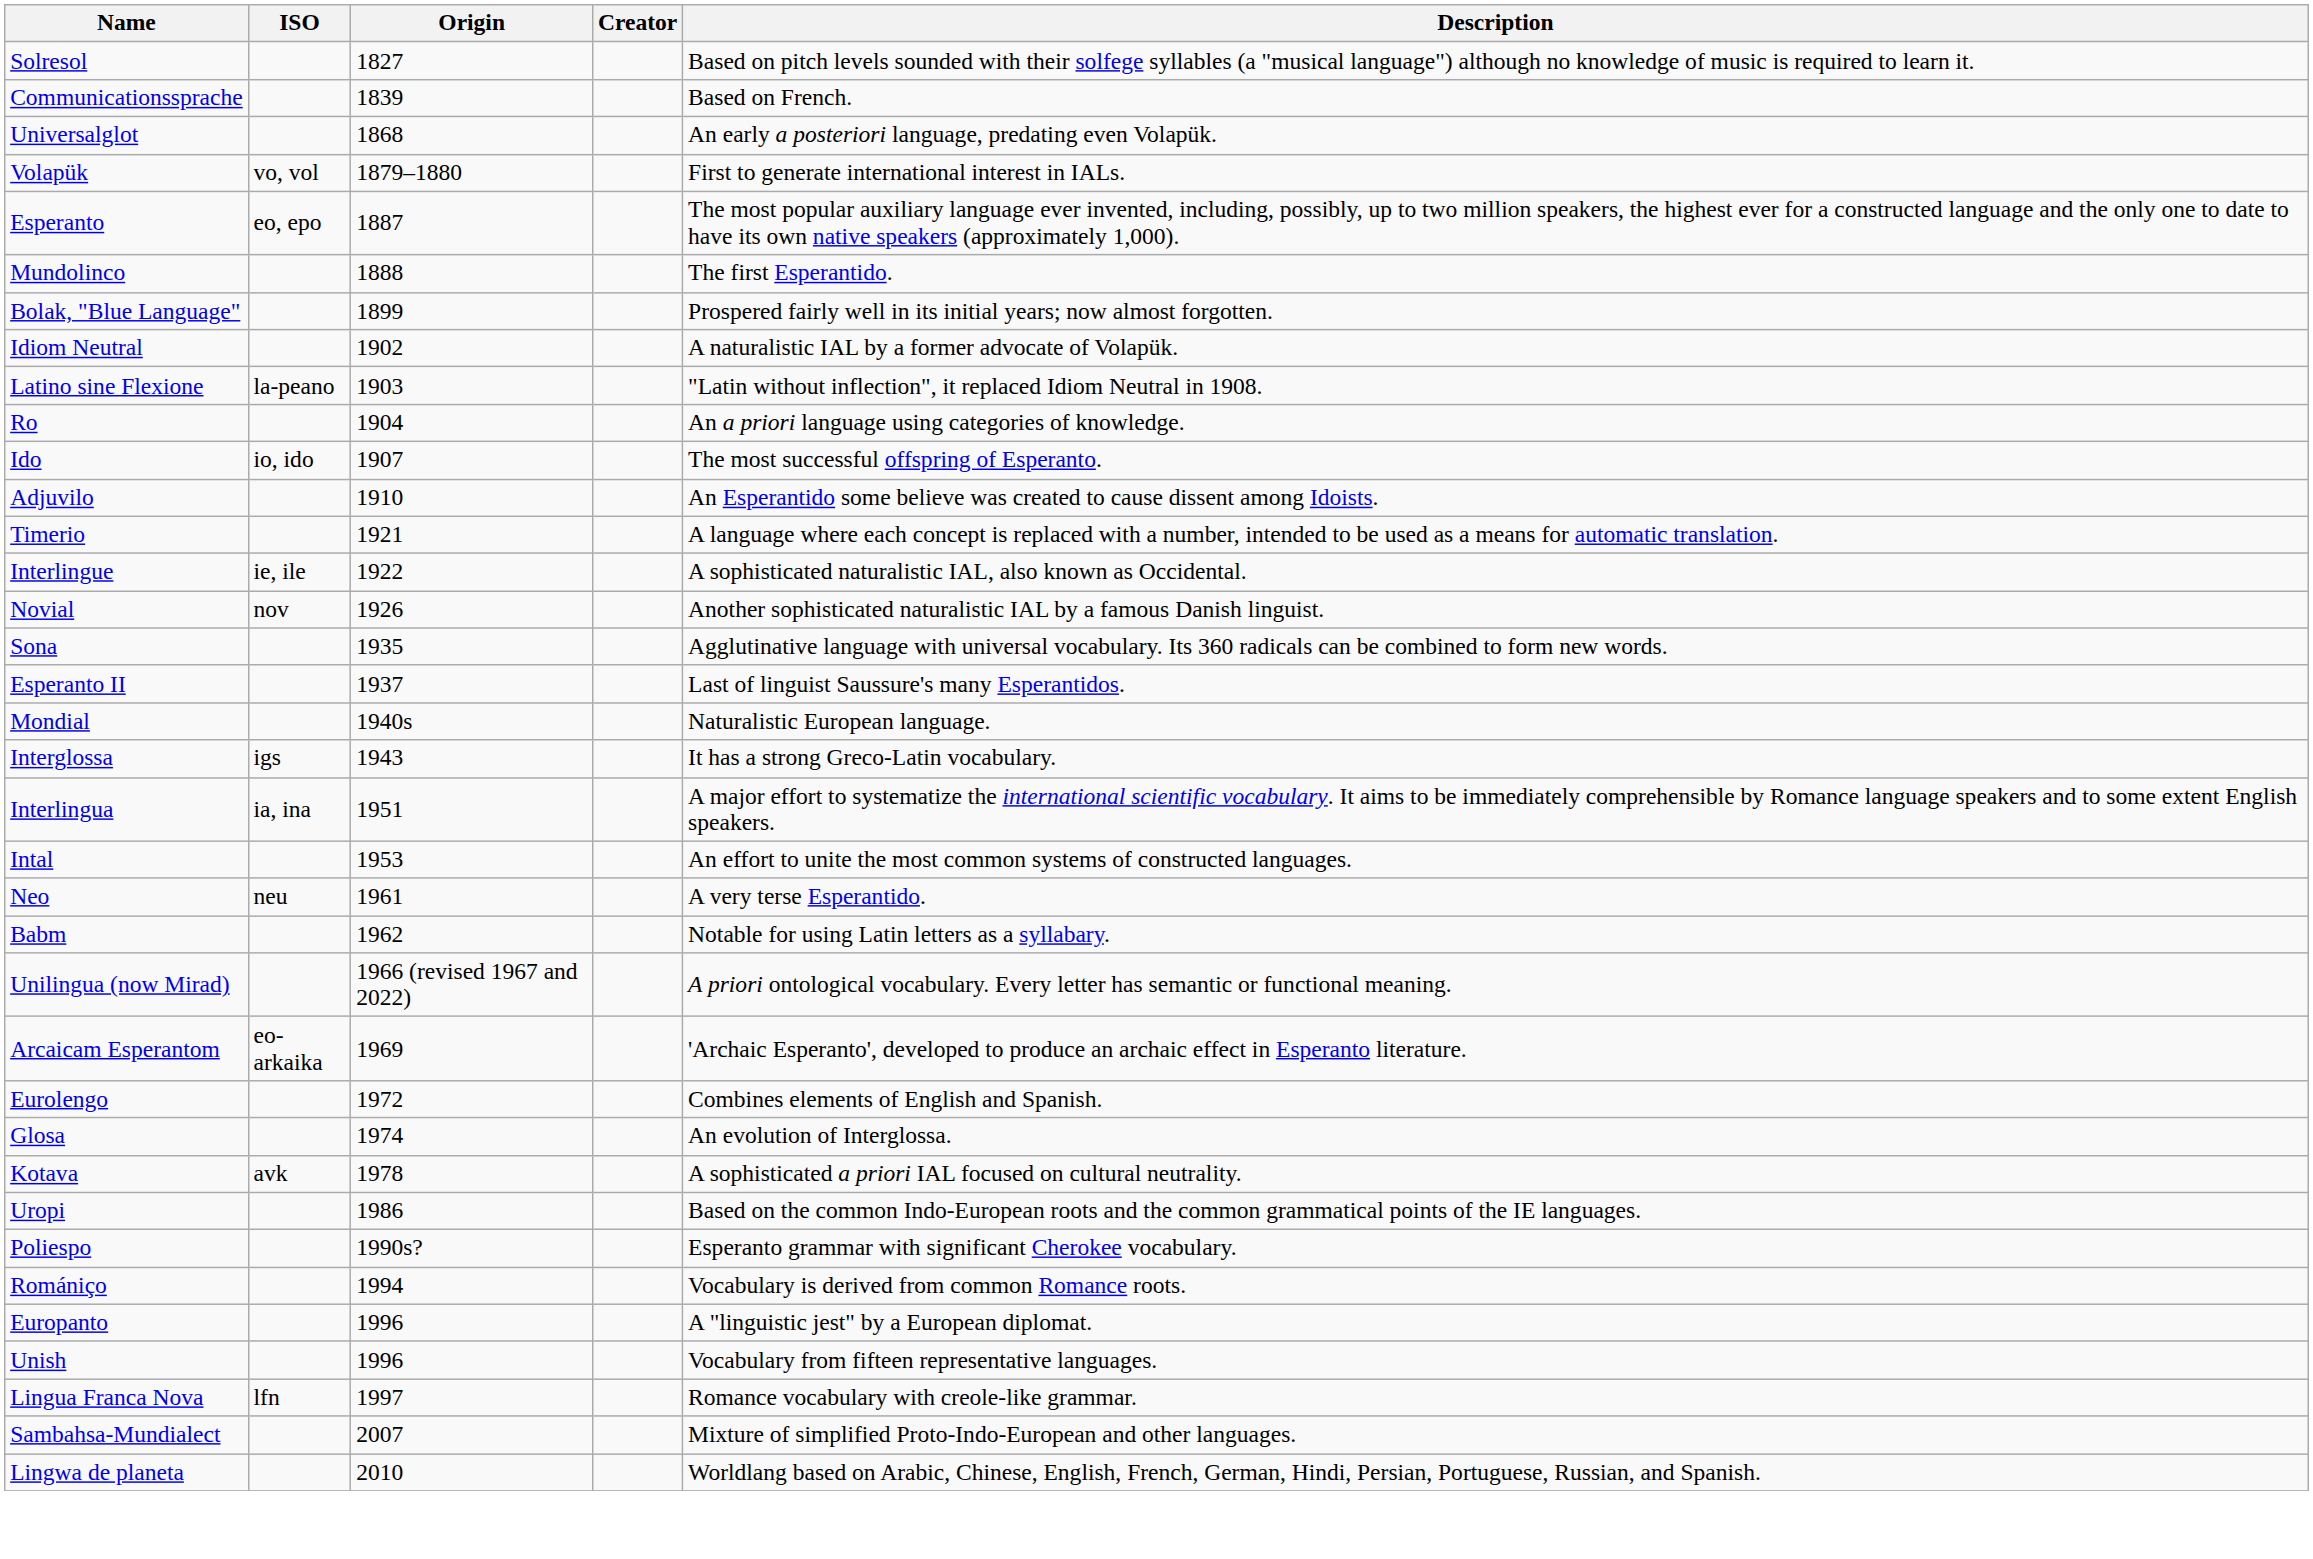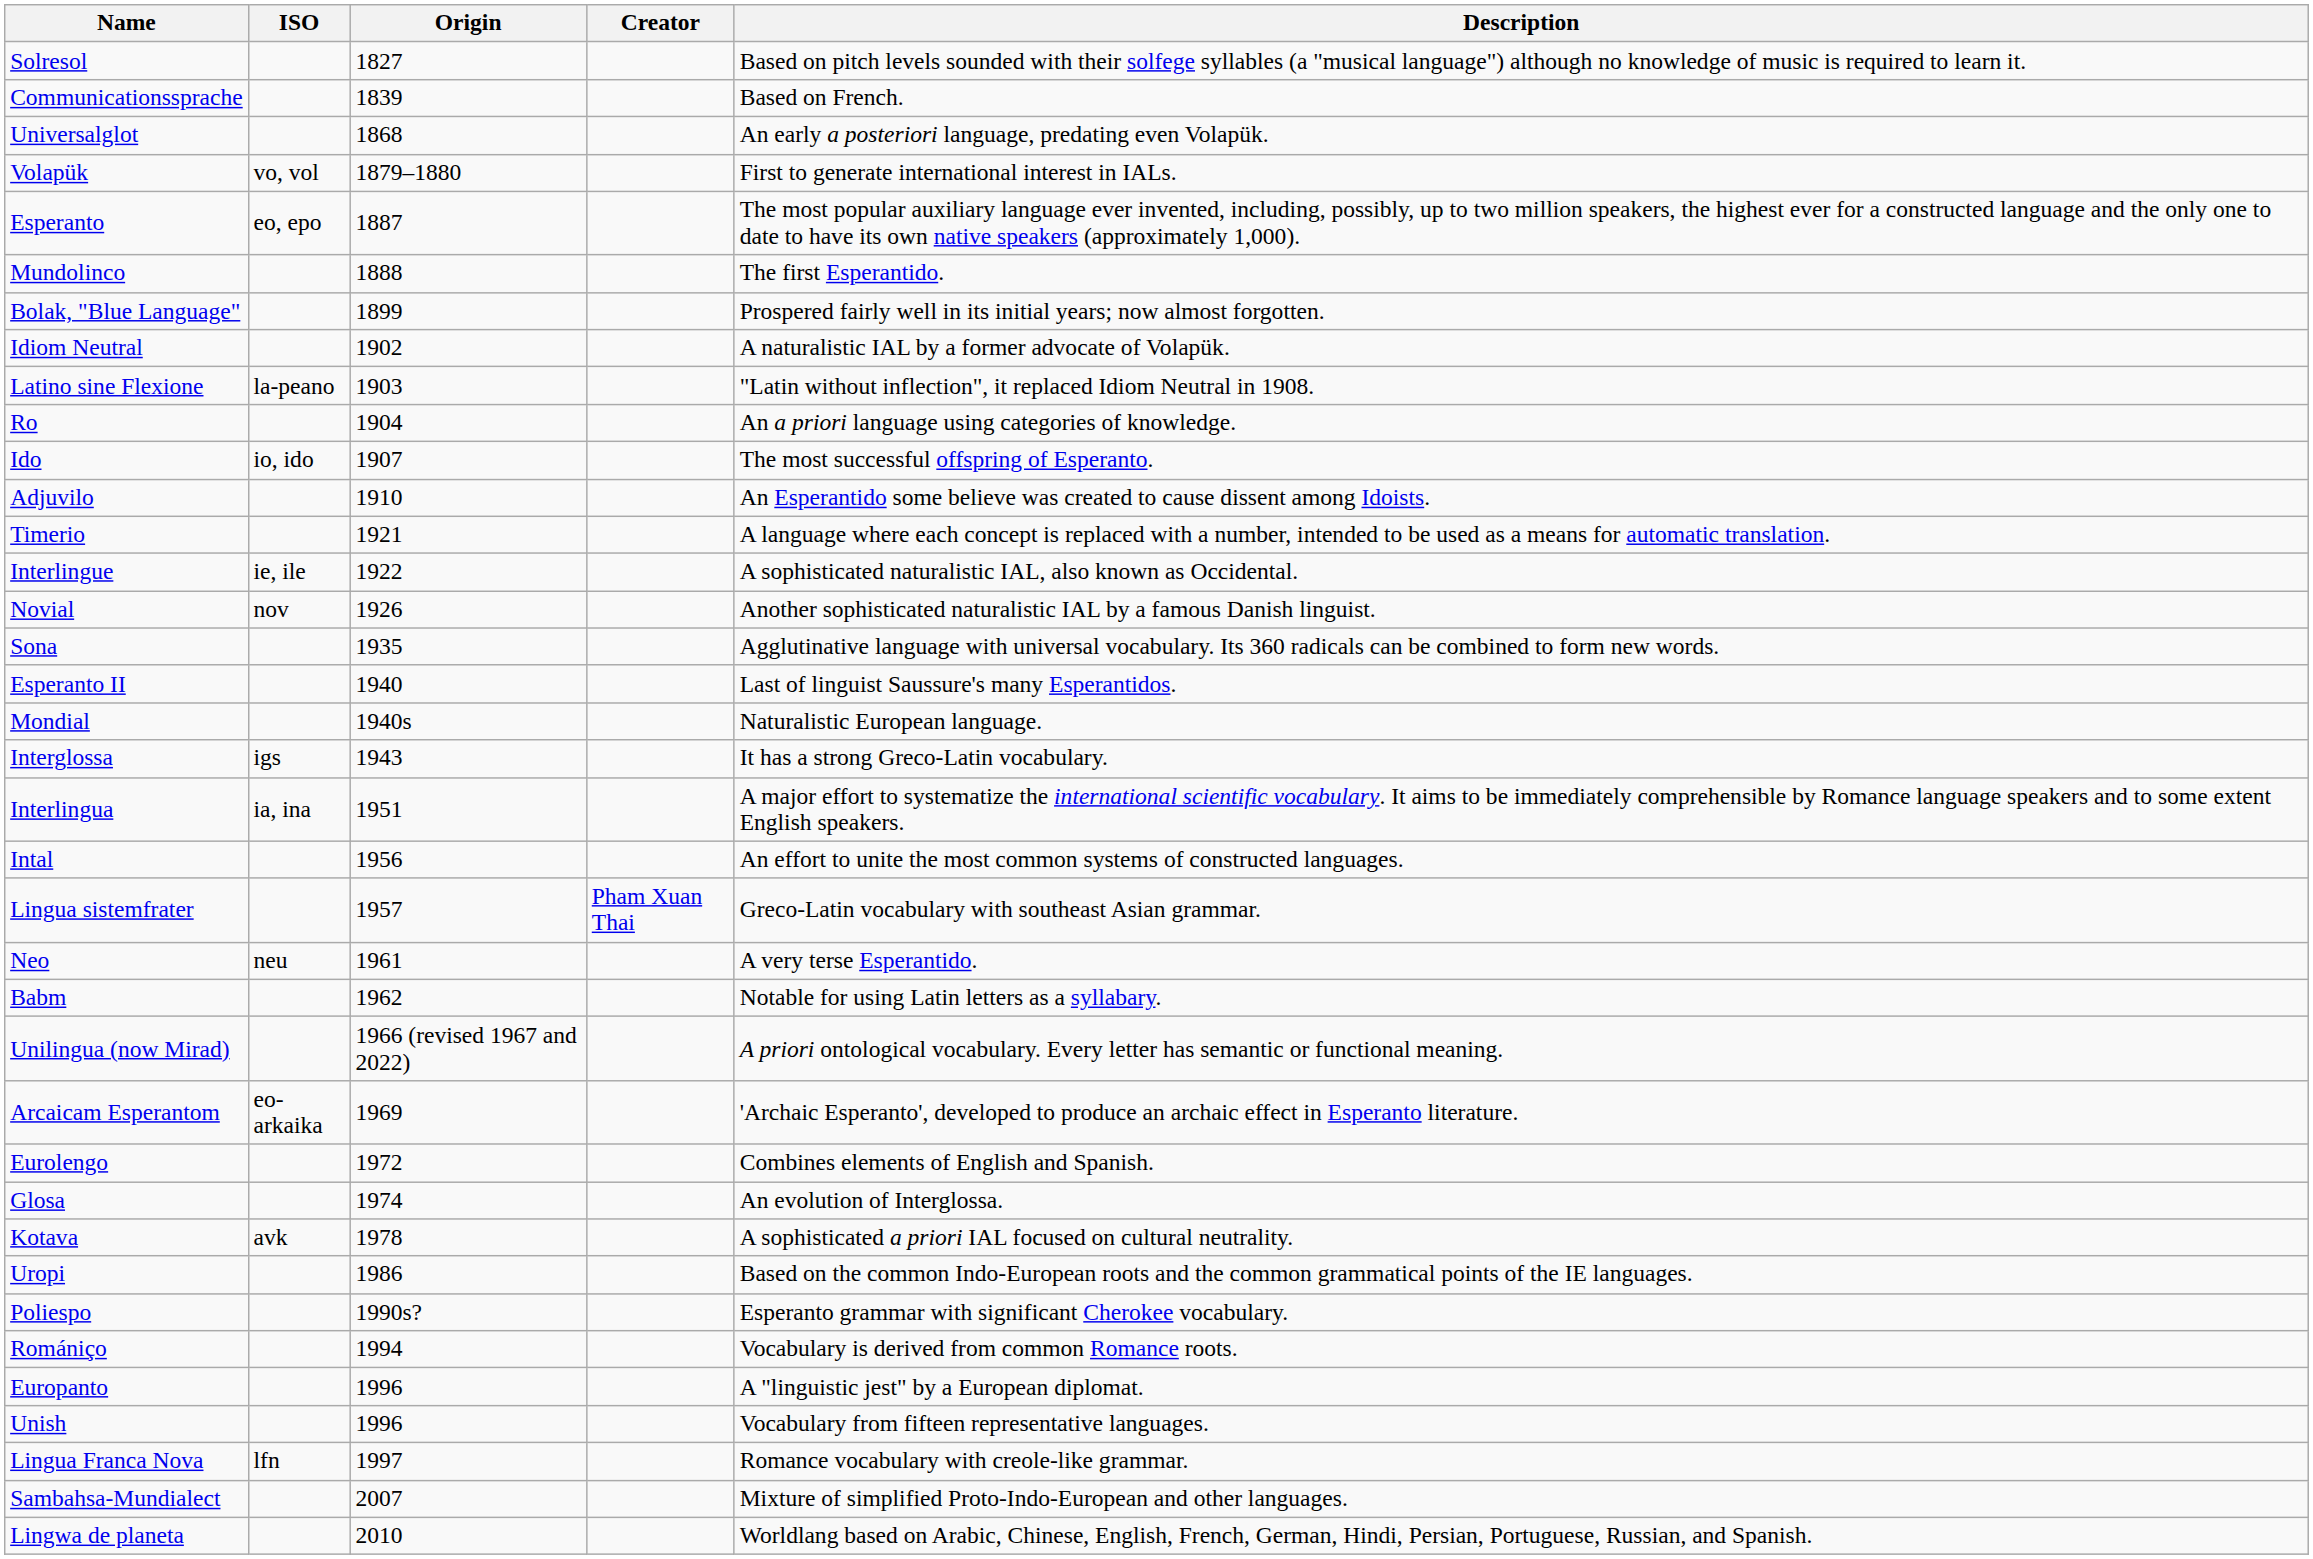(380, 683) 1937 -> (379, 683) 1940
(380, 859) 1953 -> (379, 859) 1956
+ row: (102, 909)
